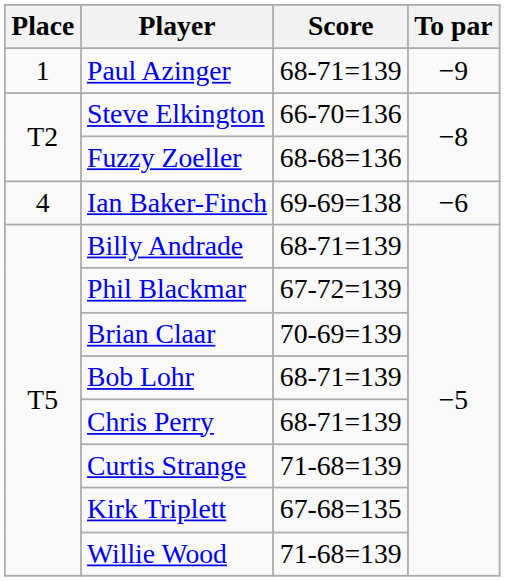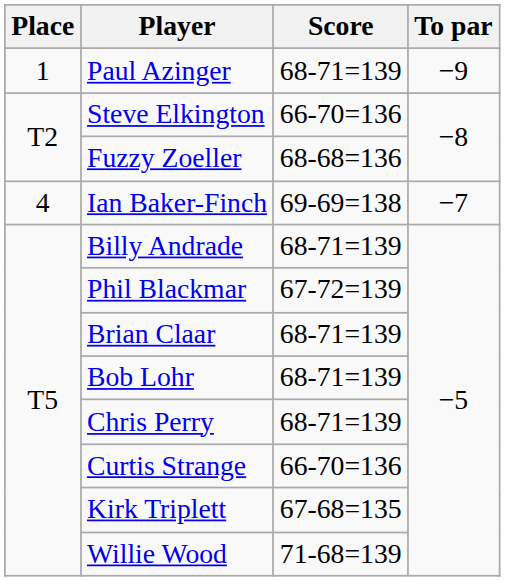(453, 202) −6 -> (453, 202) −7
(341, 333) 70-69=139 -> (341, 333) 68-71=139
(341, 465) 71-68=139 -> (341, 465) 66-70=136
